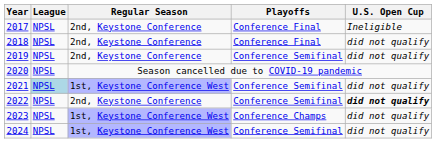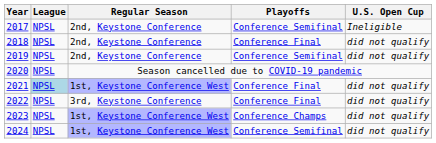(277, 27) Conference Final -> (288, 27) Conference Semifinal
(288, 86) Conference Semifinal -> (277, 86) Conference Final
(136, 101) 2nd, Keystone Conference -> (136, 101) 3rd, Keystone Conference
(288, 101) Conference Semifinal -> (277, 101) Conference Final
(388, 101) bold -> (388, 101) normal
